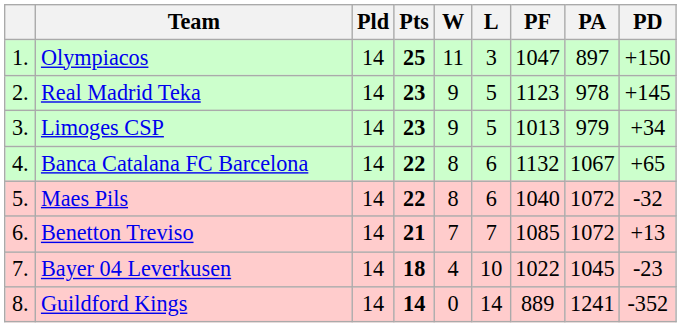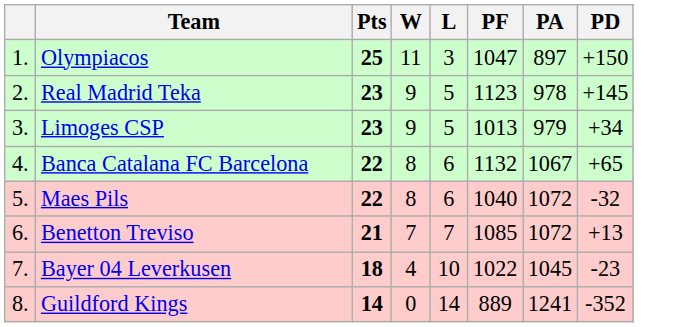- column: (373, 22)
